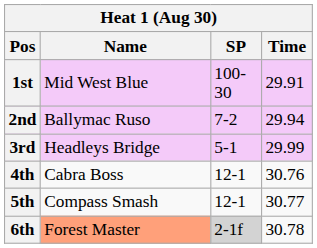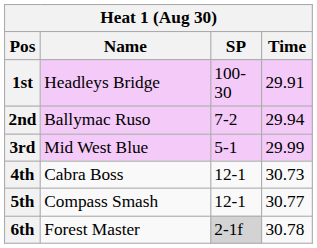(96, 82) Mid West Blue -> (102, 82) Headleys Bridge
(102, 147) Headleys Bridge -> (96, 147) Mid West Blue
(285, 174) 30.76 -> (285, 174) 30.73
(92, 229) lightsalmon background -> (92, 229) no background
